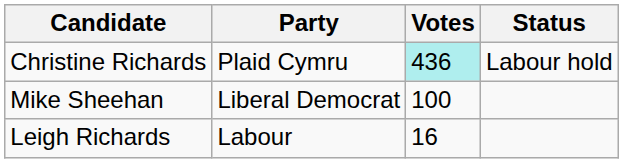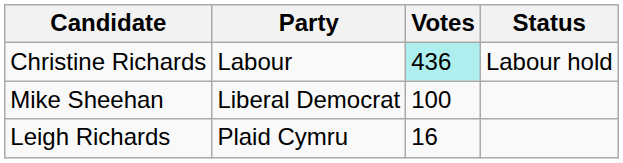(283, 61) Plaid Cymru -> (255, 61) Labour
(255, 137) Labour -> (283, 137) Plaid Cymru
